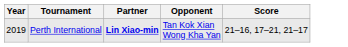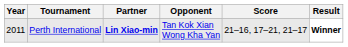+ column: (326, 12)
(16, 30) 2019 -> (16, 30) 2011
